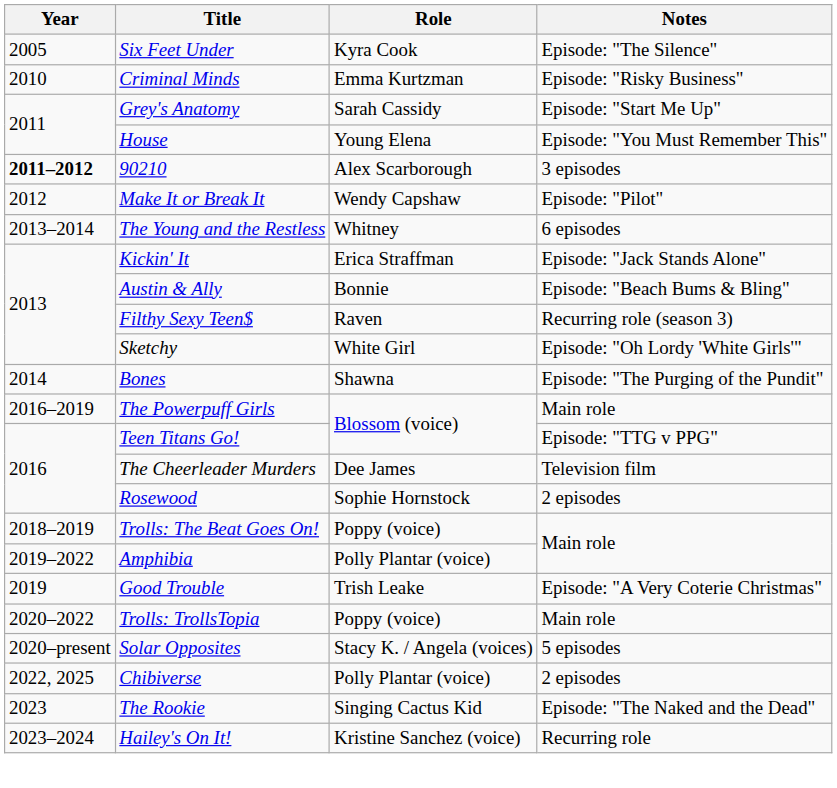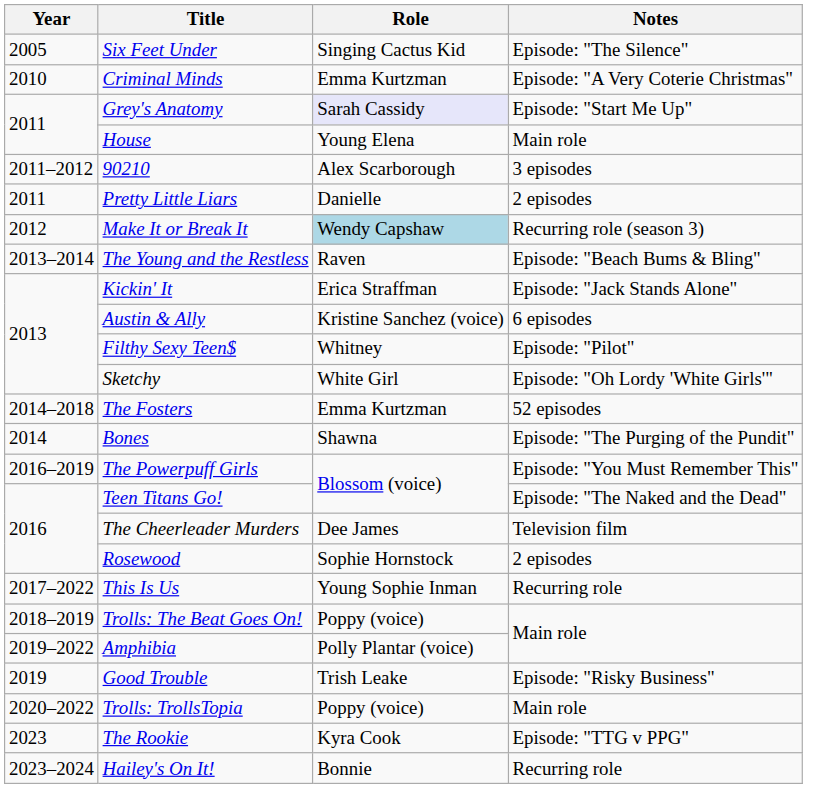(376, 49) Kyra Cook -> (391, 49) Singing Cactus Kid
(642, 79) Episode: "Risky Business" -> (653, 79) Episode: "A Very Coterie Christmas"
(388, 109) no background -> (371, 109) lavender background
(684, 139) Episode: "You Must Remember This" -> (550, 139) Main role
(51, 169) bold -> (51, 169) normal
+ row: (170, 199)
(397, 199) no background -> (381, 229) lightblue background
(602, 199) Episode: "Pilot" -> (608, 229) Recurring role (season 3)
(367, 229) Whitney -> (341, 259) Raven
(581, 229) 6 episodes -> (637, 259) Episode: "Beach Bums & Bling"
(361, 288) Bonnie -> (411, 318) Kristine Sanchez (voice)
(666, 288) Episode: "Beach Bums & Bling" -> (552, 318) 6 episodes
(358, 318) Raven -> (350, 348) Whitney
(637, 318) Recurring role (season 3) -> (574, 348) Episode: "Pilot"
+ row: (147, 408)
(578, 408) Main role -> (656, 468) Episode: "You Must Remember This"
(630, 438) Episode: "TTG v PPG" -> (650, 498) Episode: "The Naked and the Dead"
+ row: (141, 588)
(682, 588) Episode: "A Very Coterie Christmas" -> (614, 678) Episode: "Risky Business"
- row: (180, 648)
- row: (160, 678)
(408, 708) Singing Cactus Kid -> (359, 738) Kyra Cook
(678, 708) Episode: "The Naked and the Dead" -> (601, 738) Episode: "TTG v PPG"
(427, 738) Kristine Sanchez (voice) -> (345, 768) Bonnie
